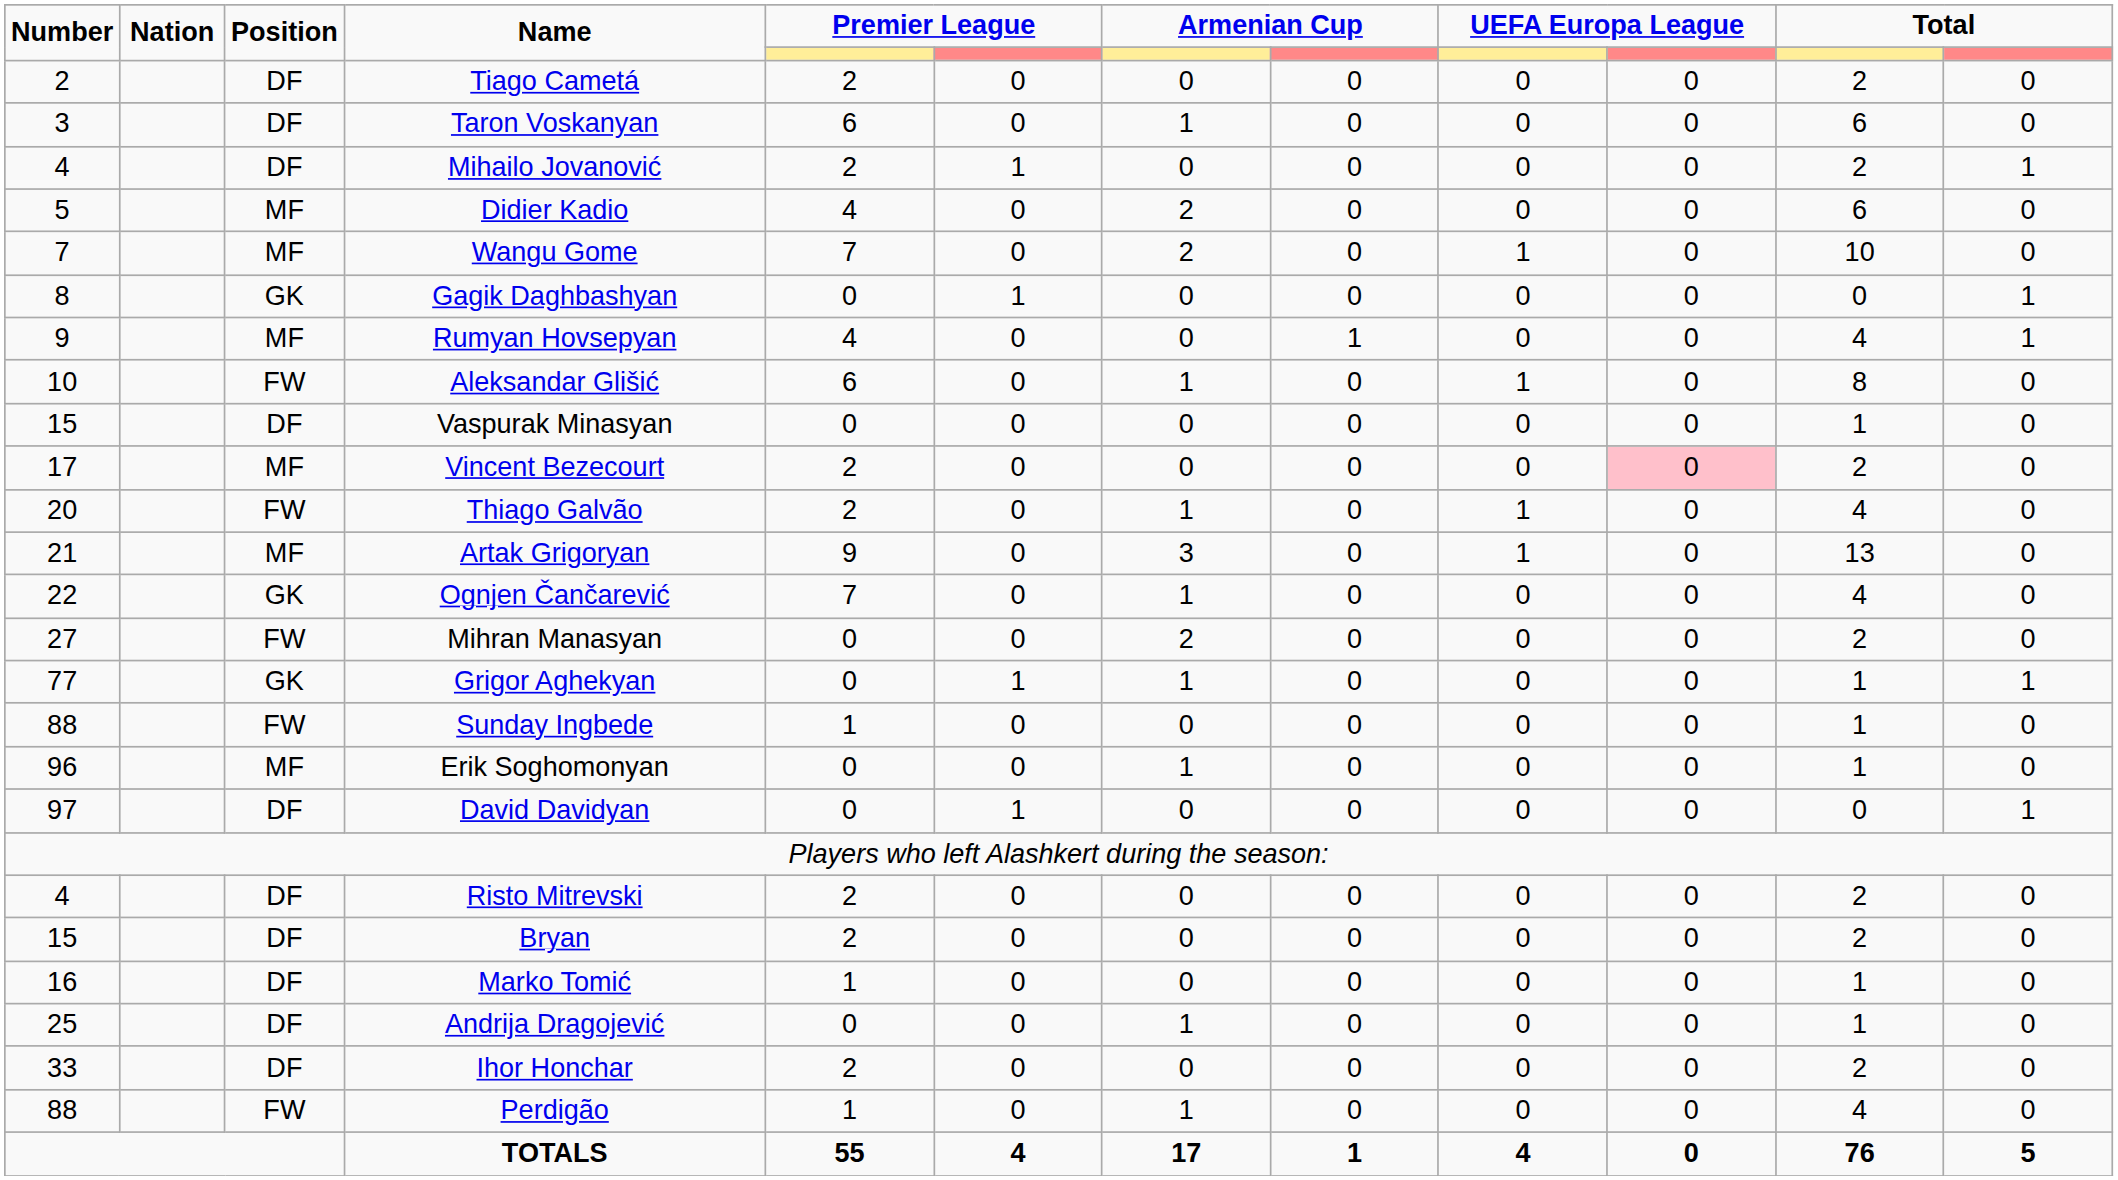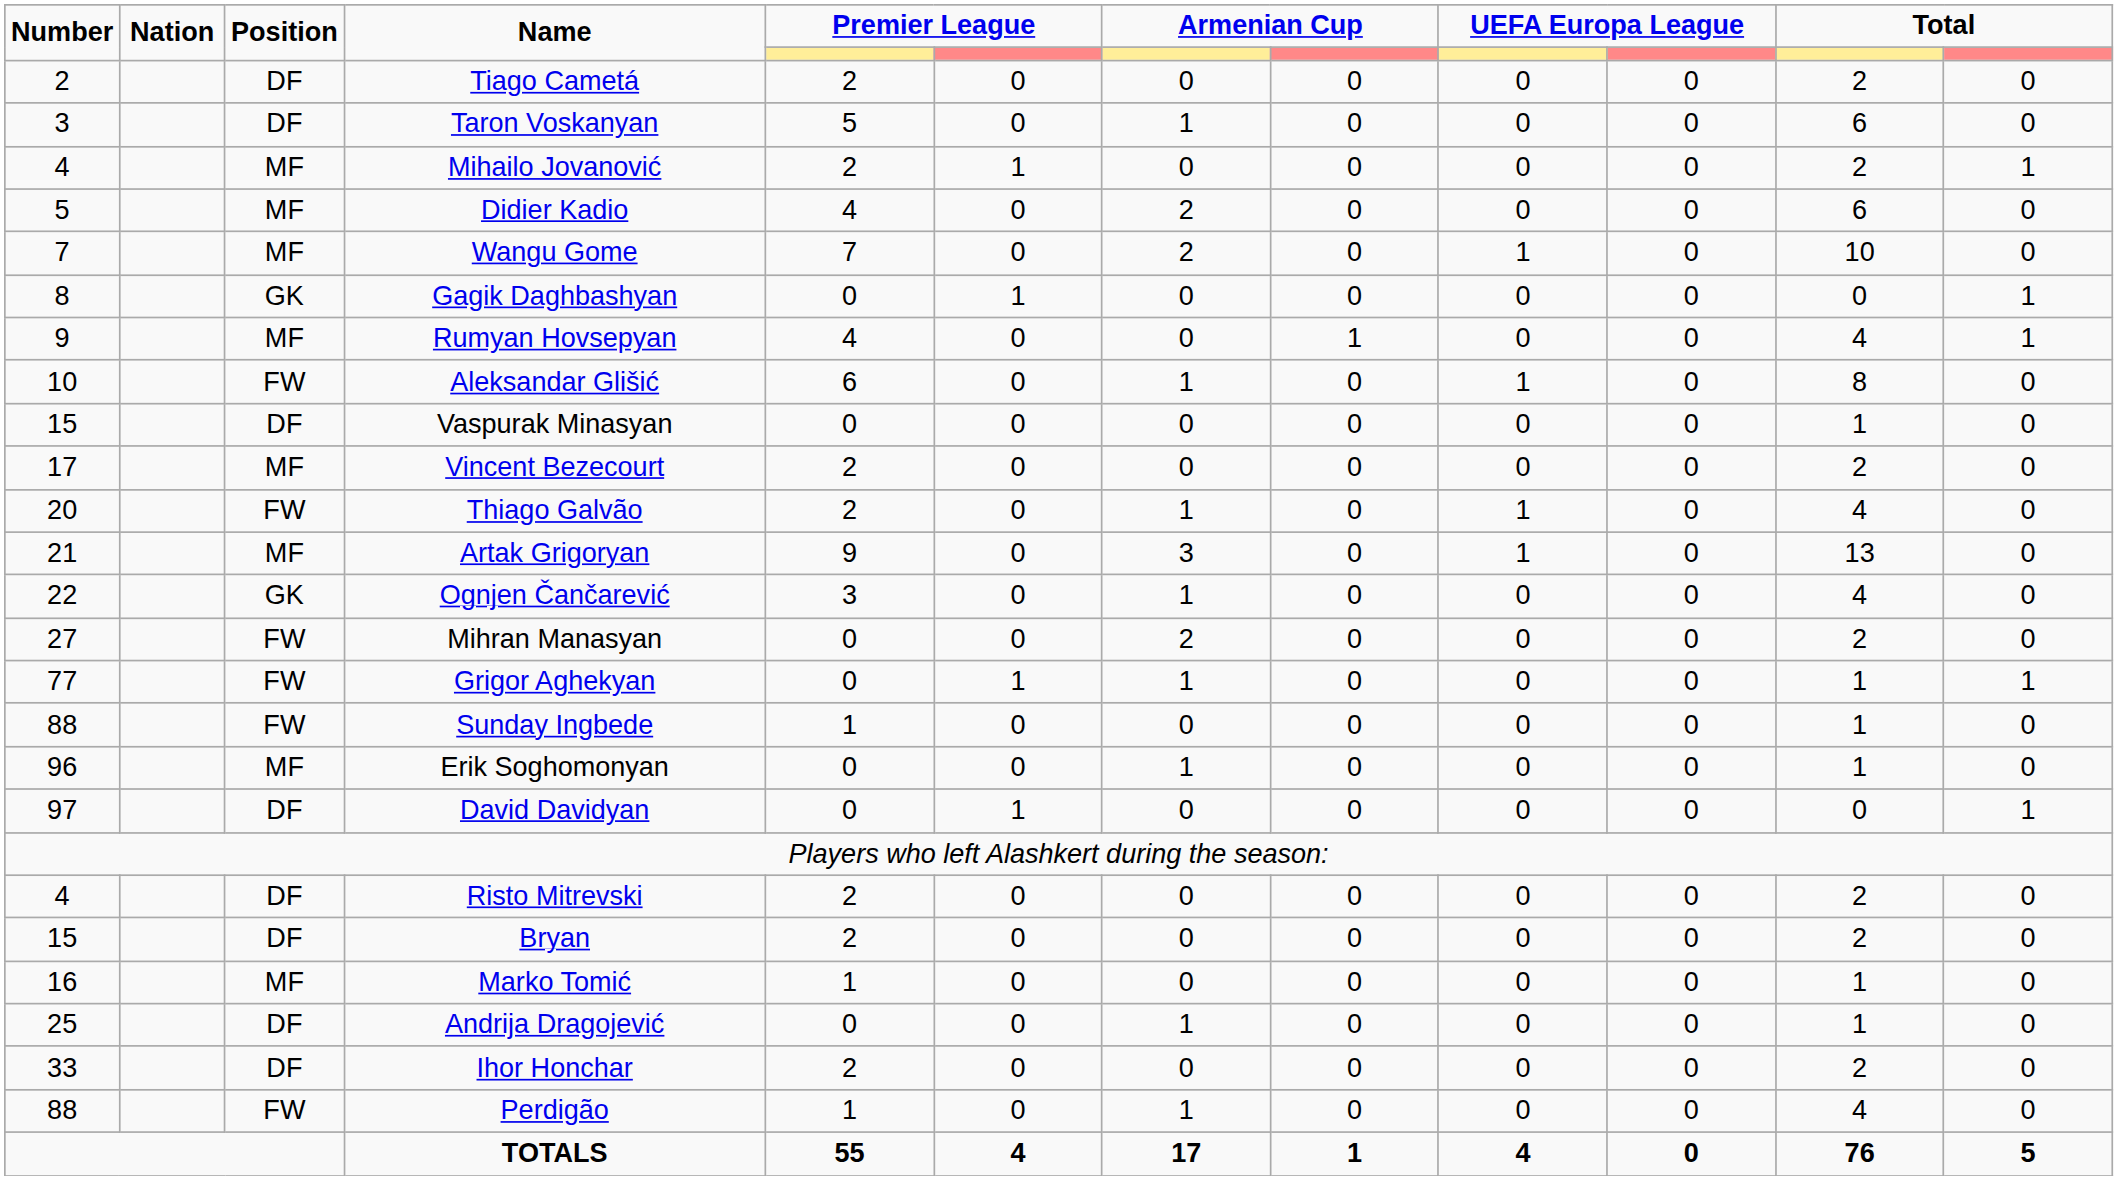(850, 124) 6 -> (850, 124) 5
(284, 167) DF -> (284, 167) MF
(1691, 467) pink background -> (1691, 467) no background
(850, 595) 7 -> (850, 595) 3
(284, 681) GK -> (284, 681) FW
(284, 981) DF -> (284, 981) MF
